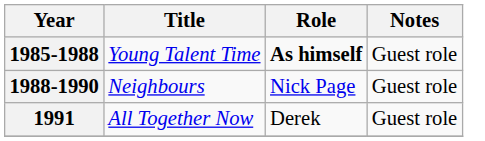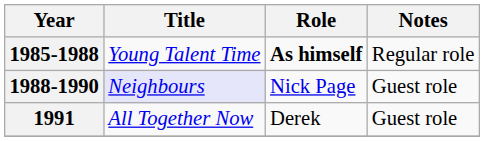(415, 53) Guest role -> (423, 53) Regular role
(157, 86) no background -> (157, 86) lavender background
